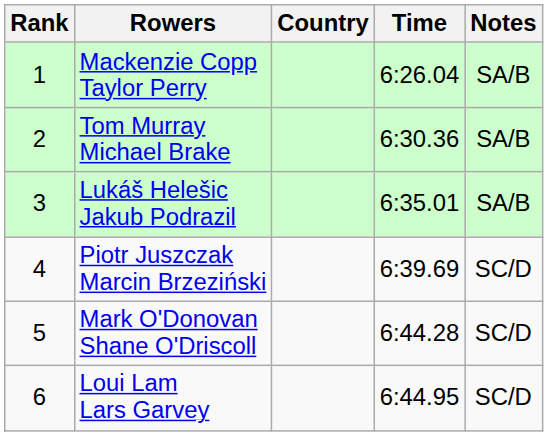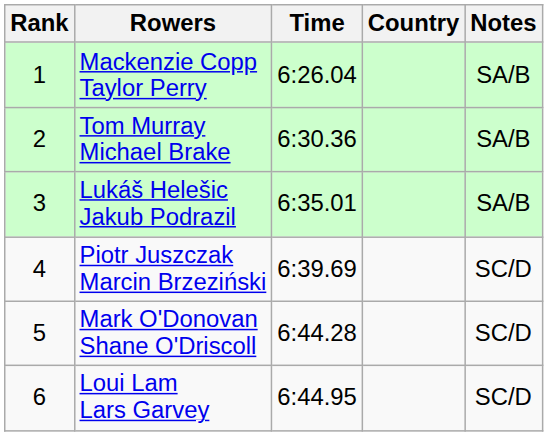columns swapped: (323, 23) <-> (419, 23)
